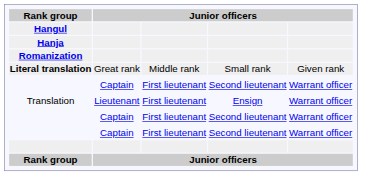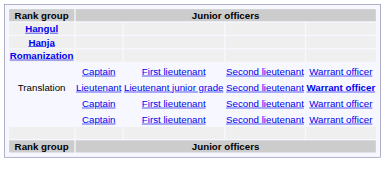- row: (51, 69)
(174, 101) First lieutenant -> (174, 88) Lieutenant junior grade
(248, 101) Ensign -> (265, 88) Second lieutenant
(321, 101) normal -> (341, 88) bold
